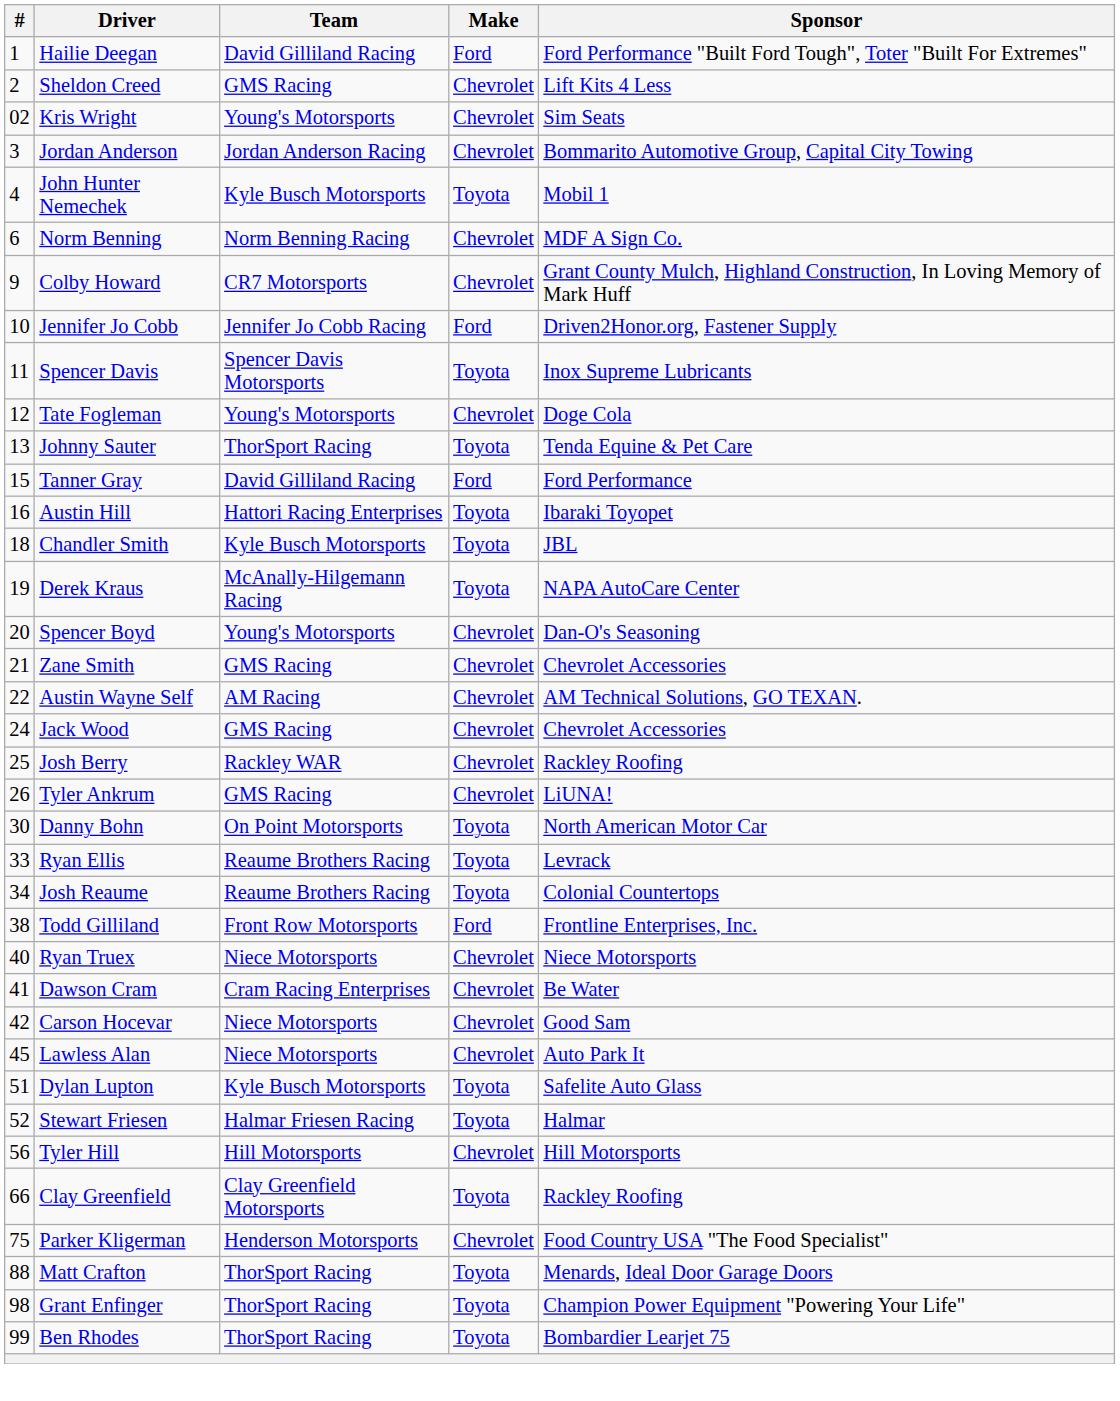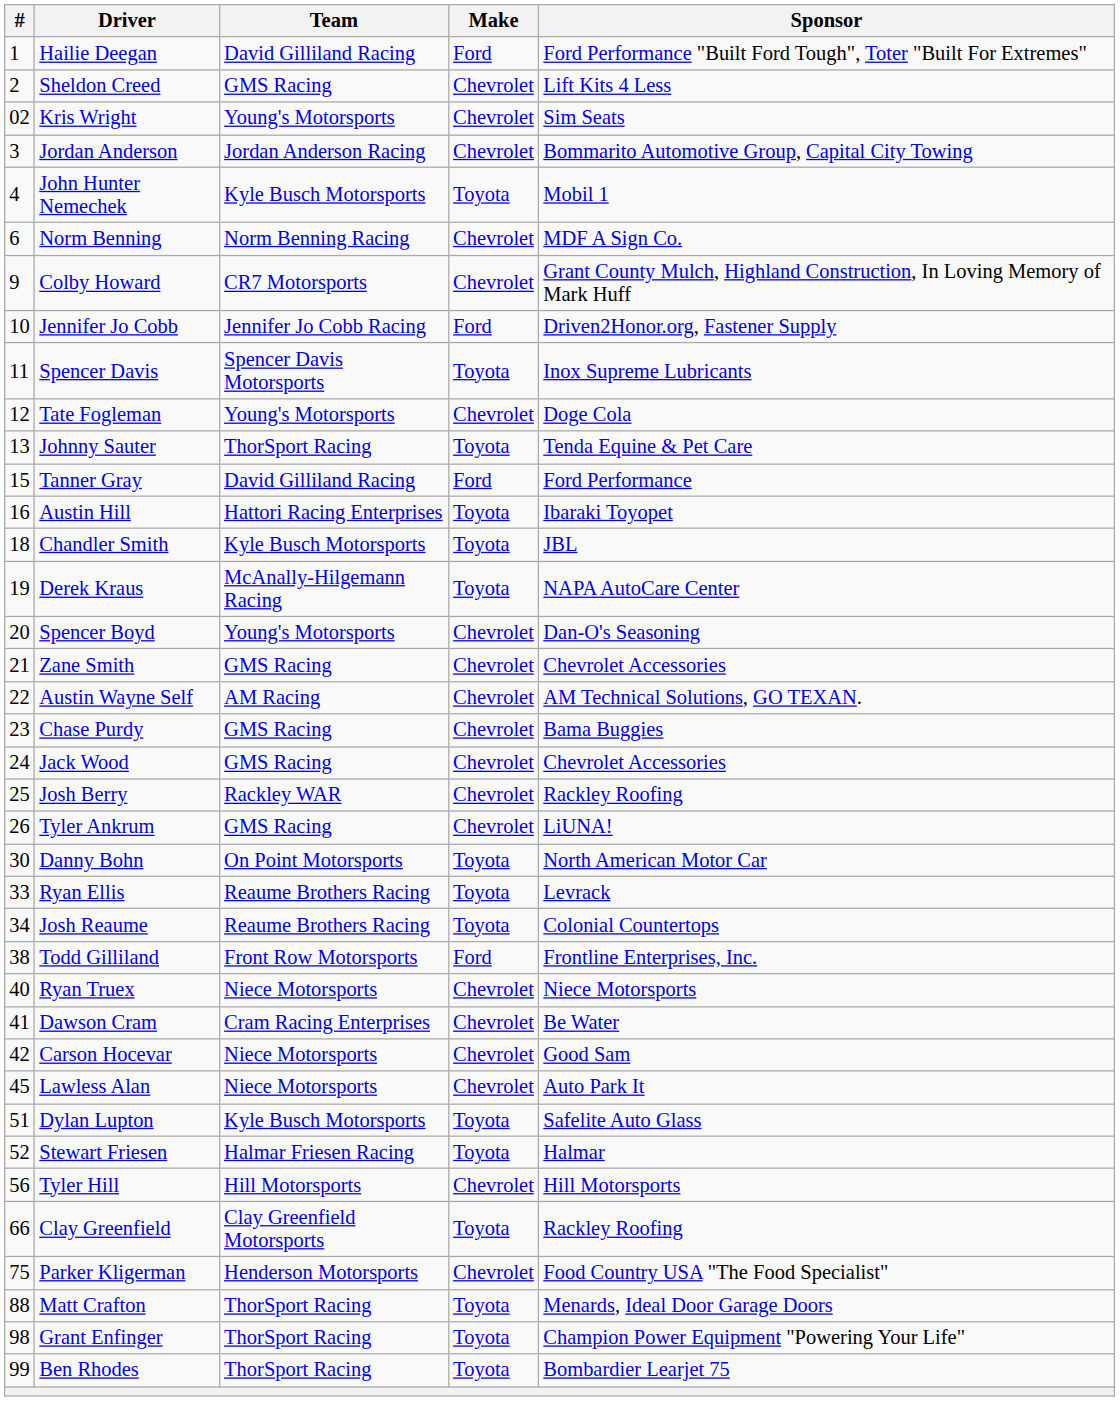+ row: (91, 730)
